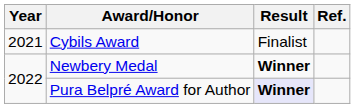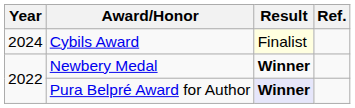(25, 41) 2021 -> (25, 41) 2024
(282, 41) no background -> (282, 41) lightyellow background
